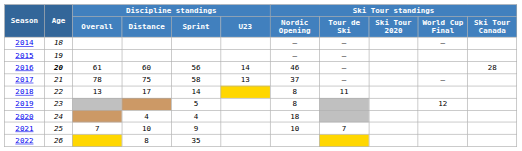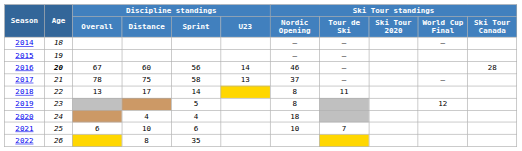(97, 68) 61 -> (97, 68) 67
(97, 129) 7 -> (97, 129) 6
(196, 129) 9 -> (196, 129) 6
